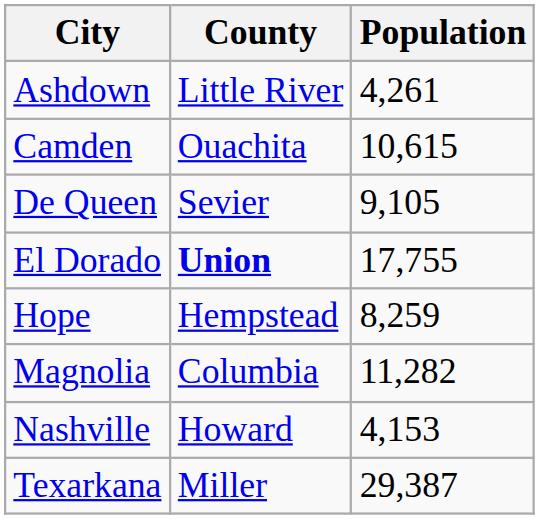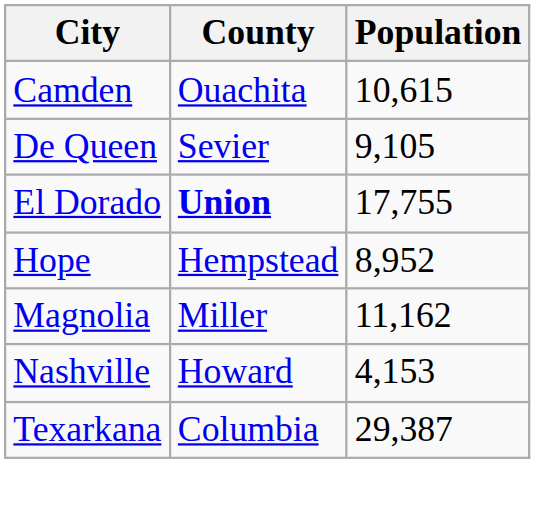- row: (82, 89)
(400, 315) 8,259 -> (395, 259) 8,952
(248, 372) Columbia -> (222, 315) Miller
(408, 372) 11,282 -> (403, 315) 11,162
(222, 485) Miller -> (248, 428) Columbia
